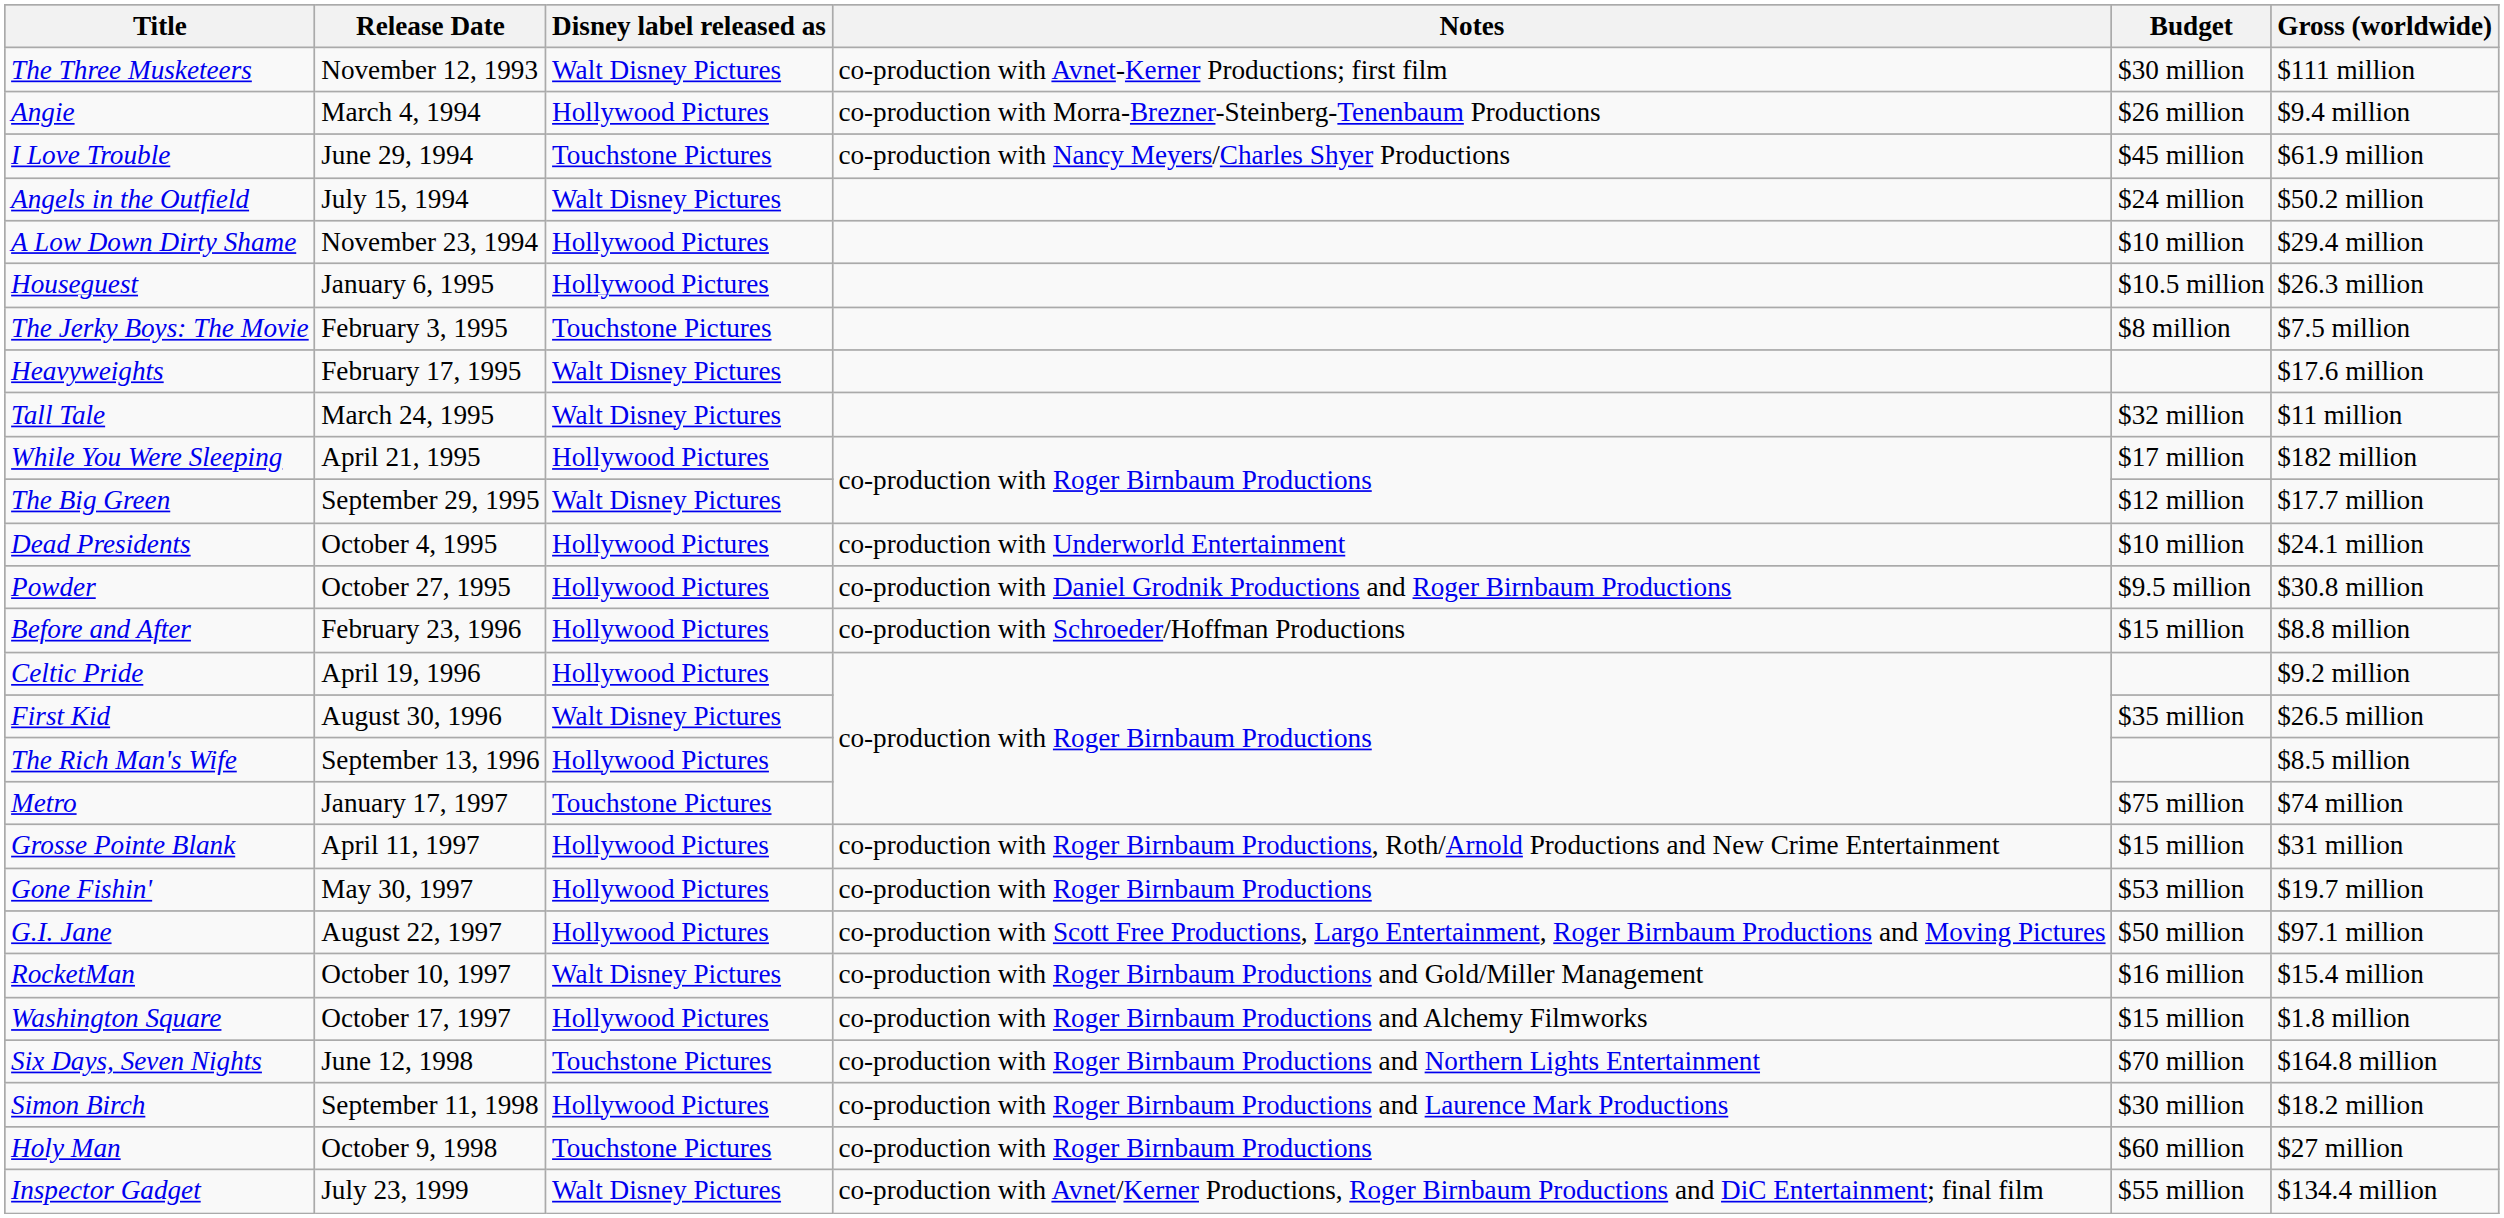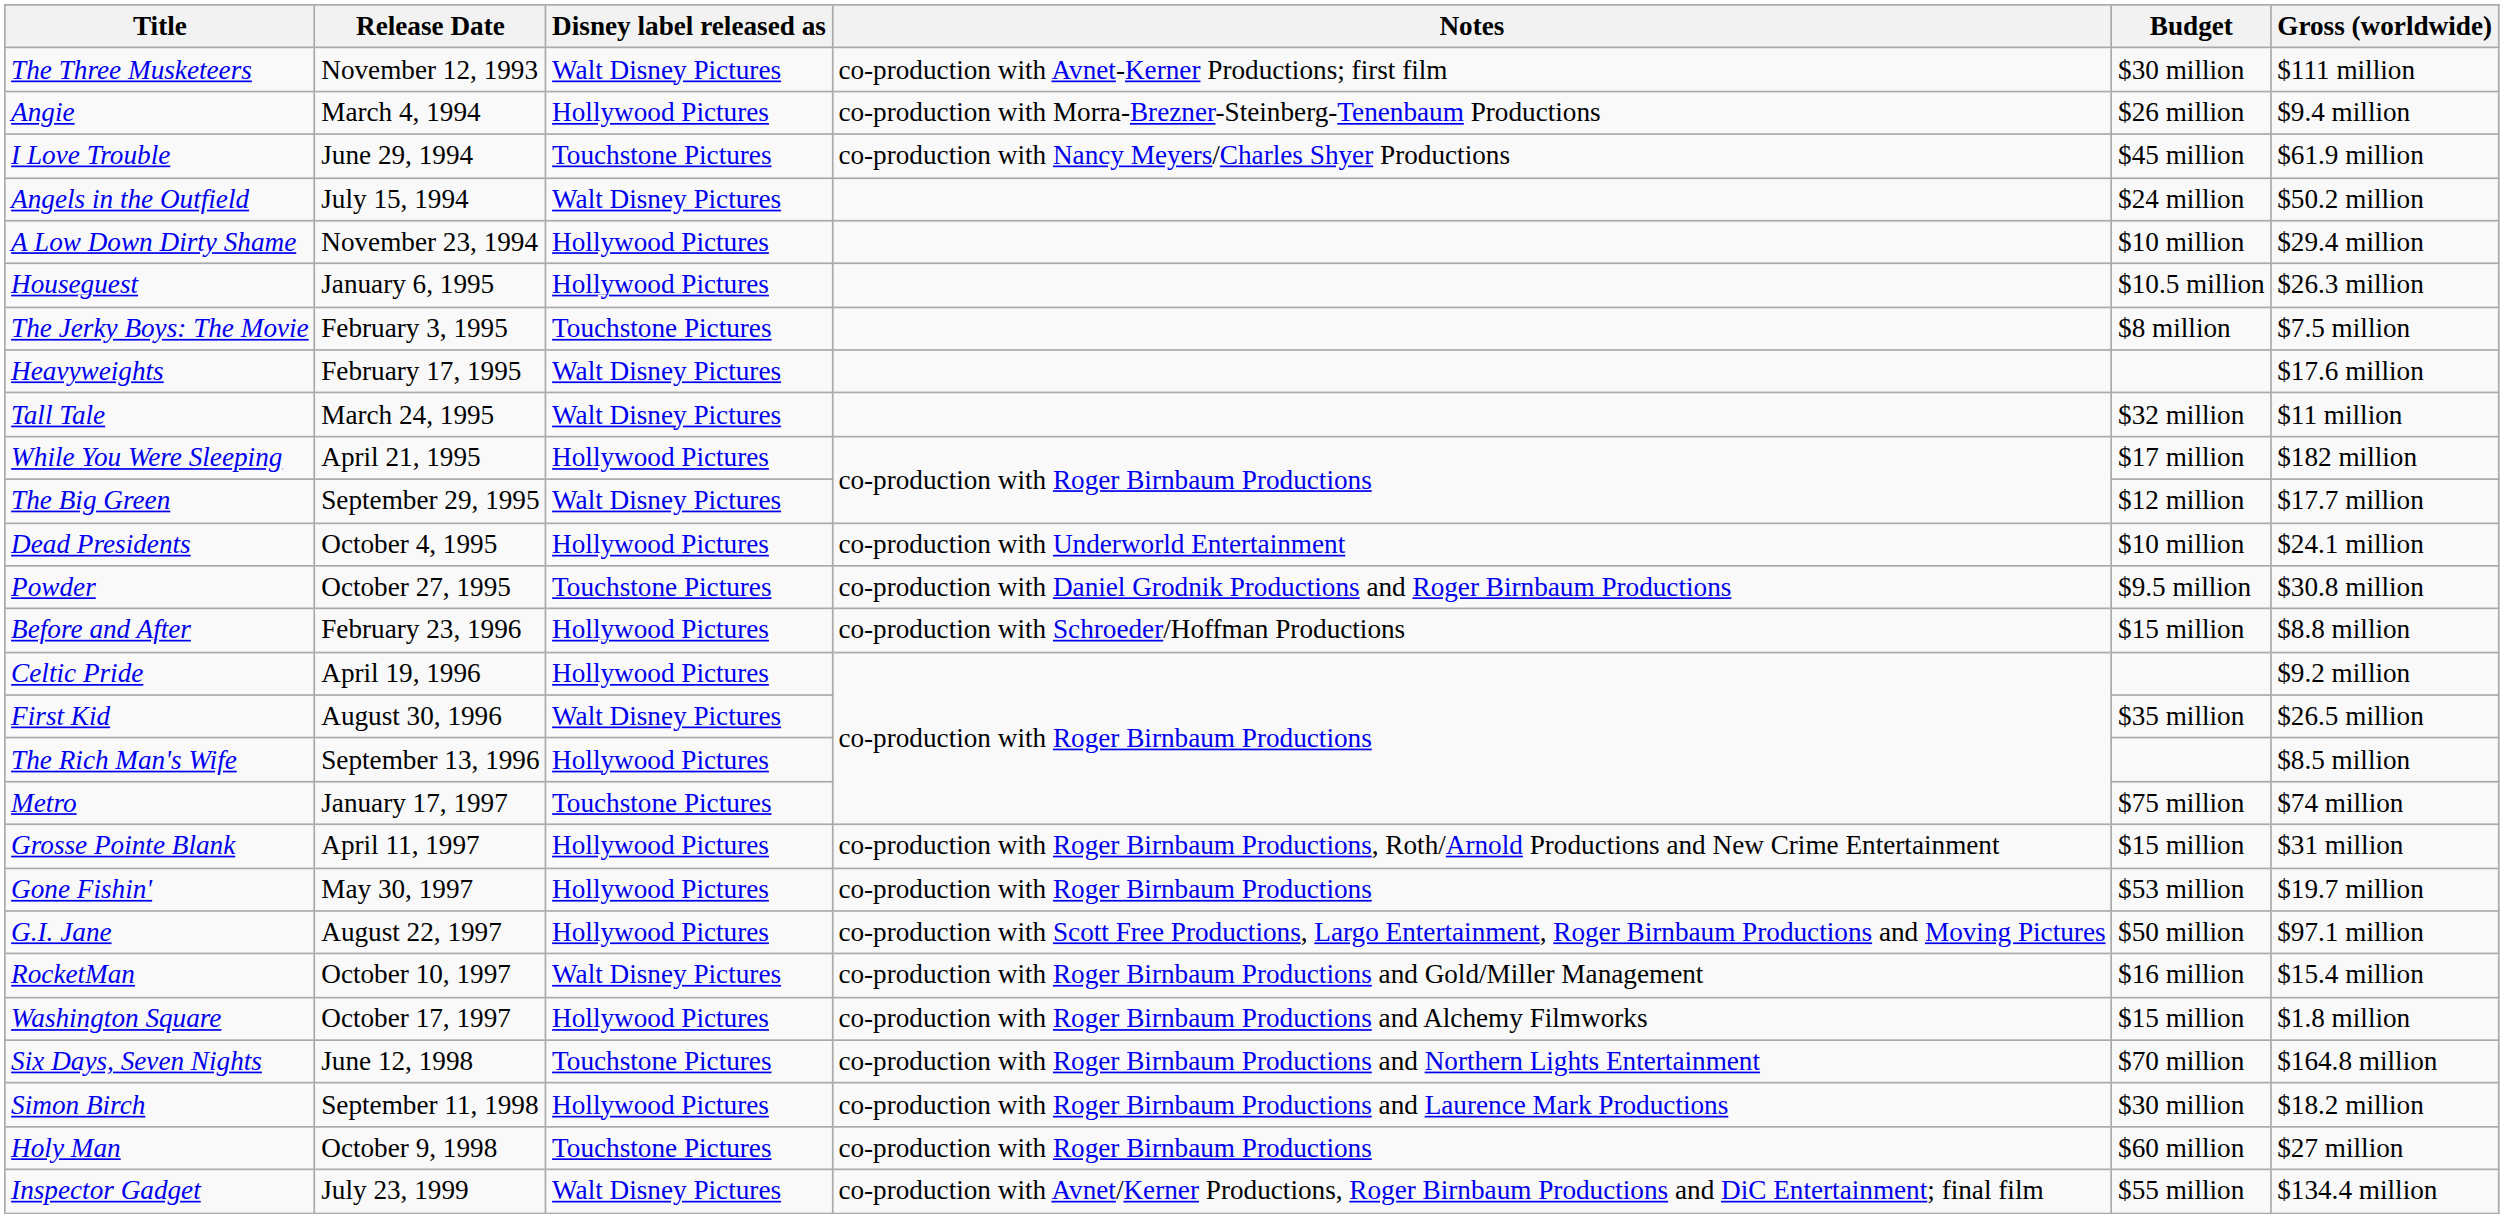(661, 586) Hollywood Pictures -> (662, 586) Touchstone Pictures
